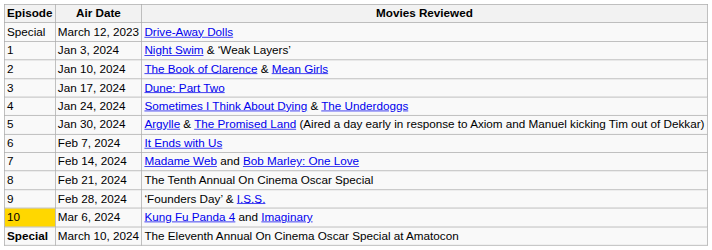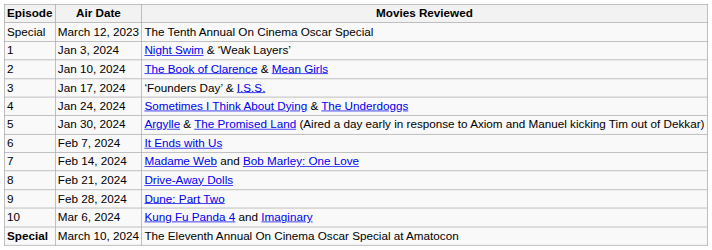(189, 32) Drive-Away Dolls -> (259, 32) The Tenth Annual On Cinema Oscar Special
(185, 87) Dune: Part Two -> (205, 87) ‘Founders Day’ & I.S.S.
(259, 180) The Tenth Annual On Cinema Oscar Special -> (189, 180) Drive-Away Dolls
(205, 198) ‘Founders Day’ & I.S.S. -> (185, 198) Dune: Part Two
(14, 217) gold background -> (14, 217) no background
